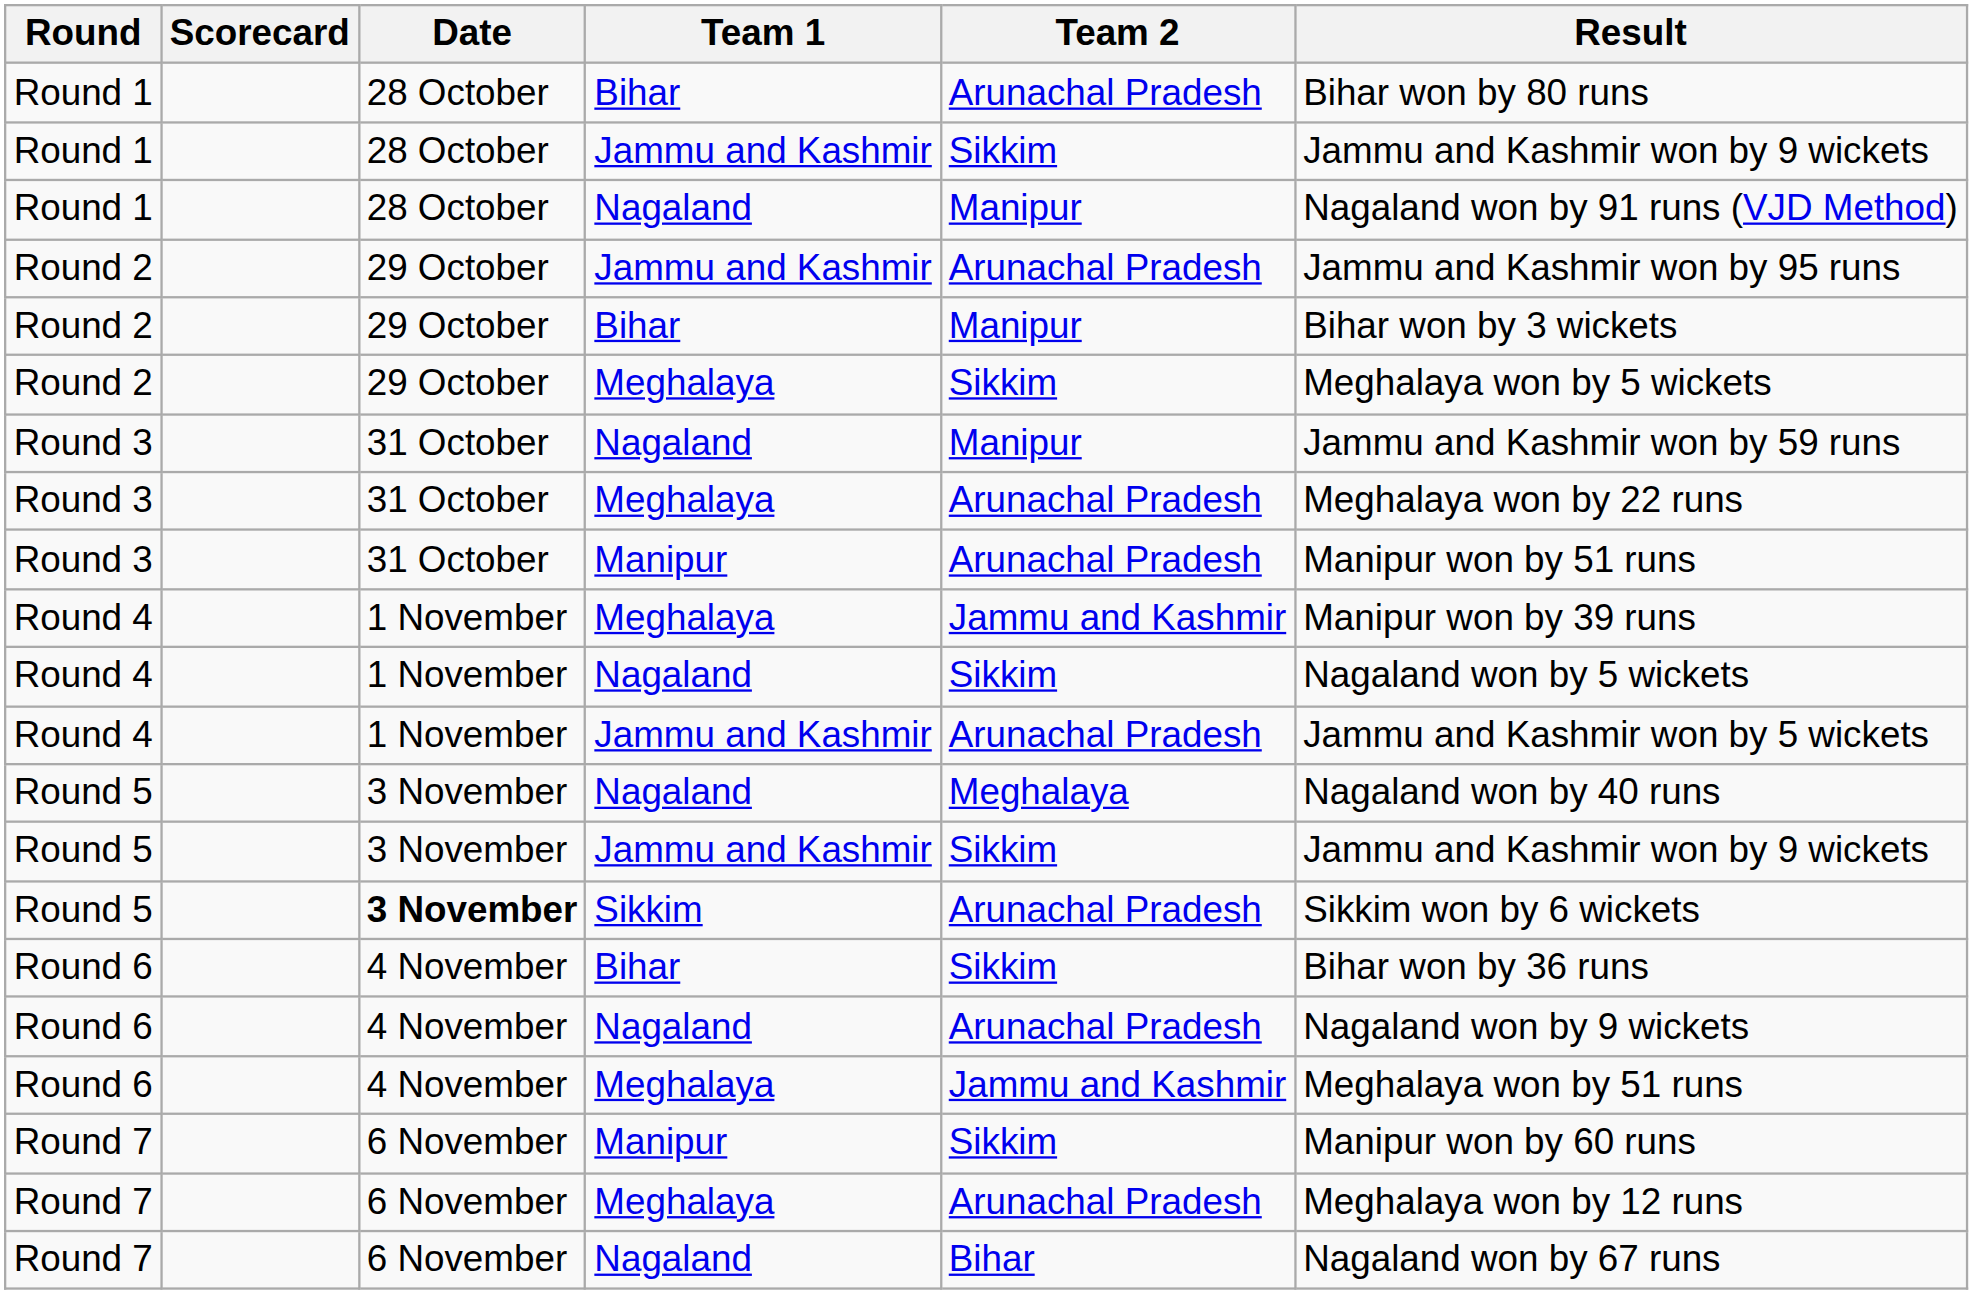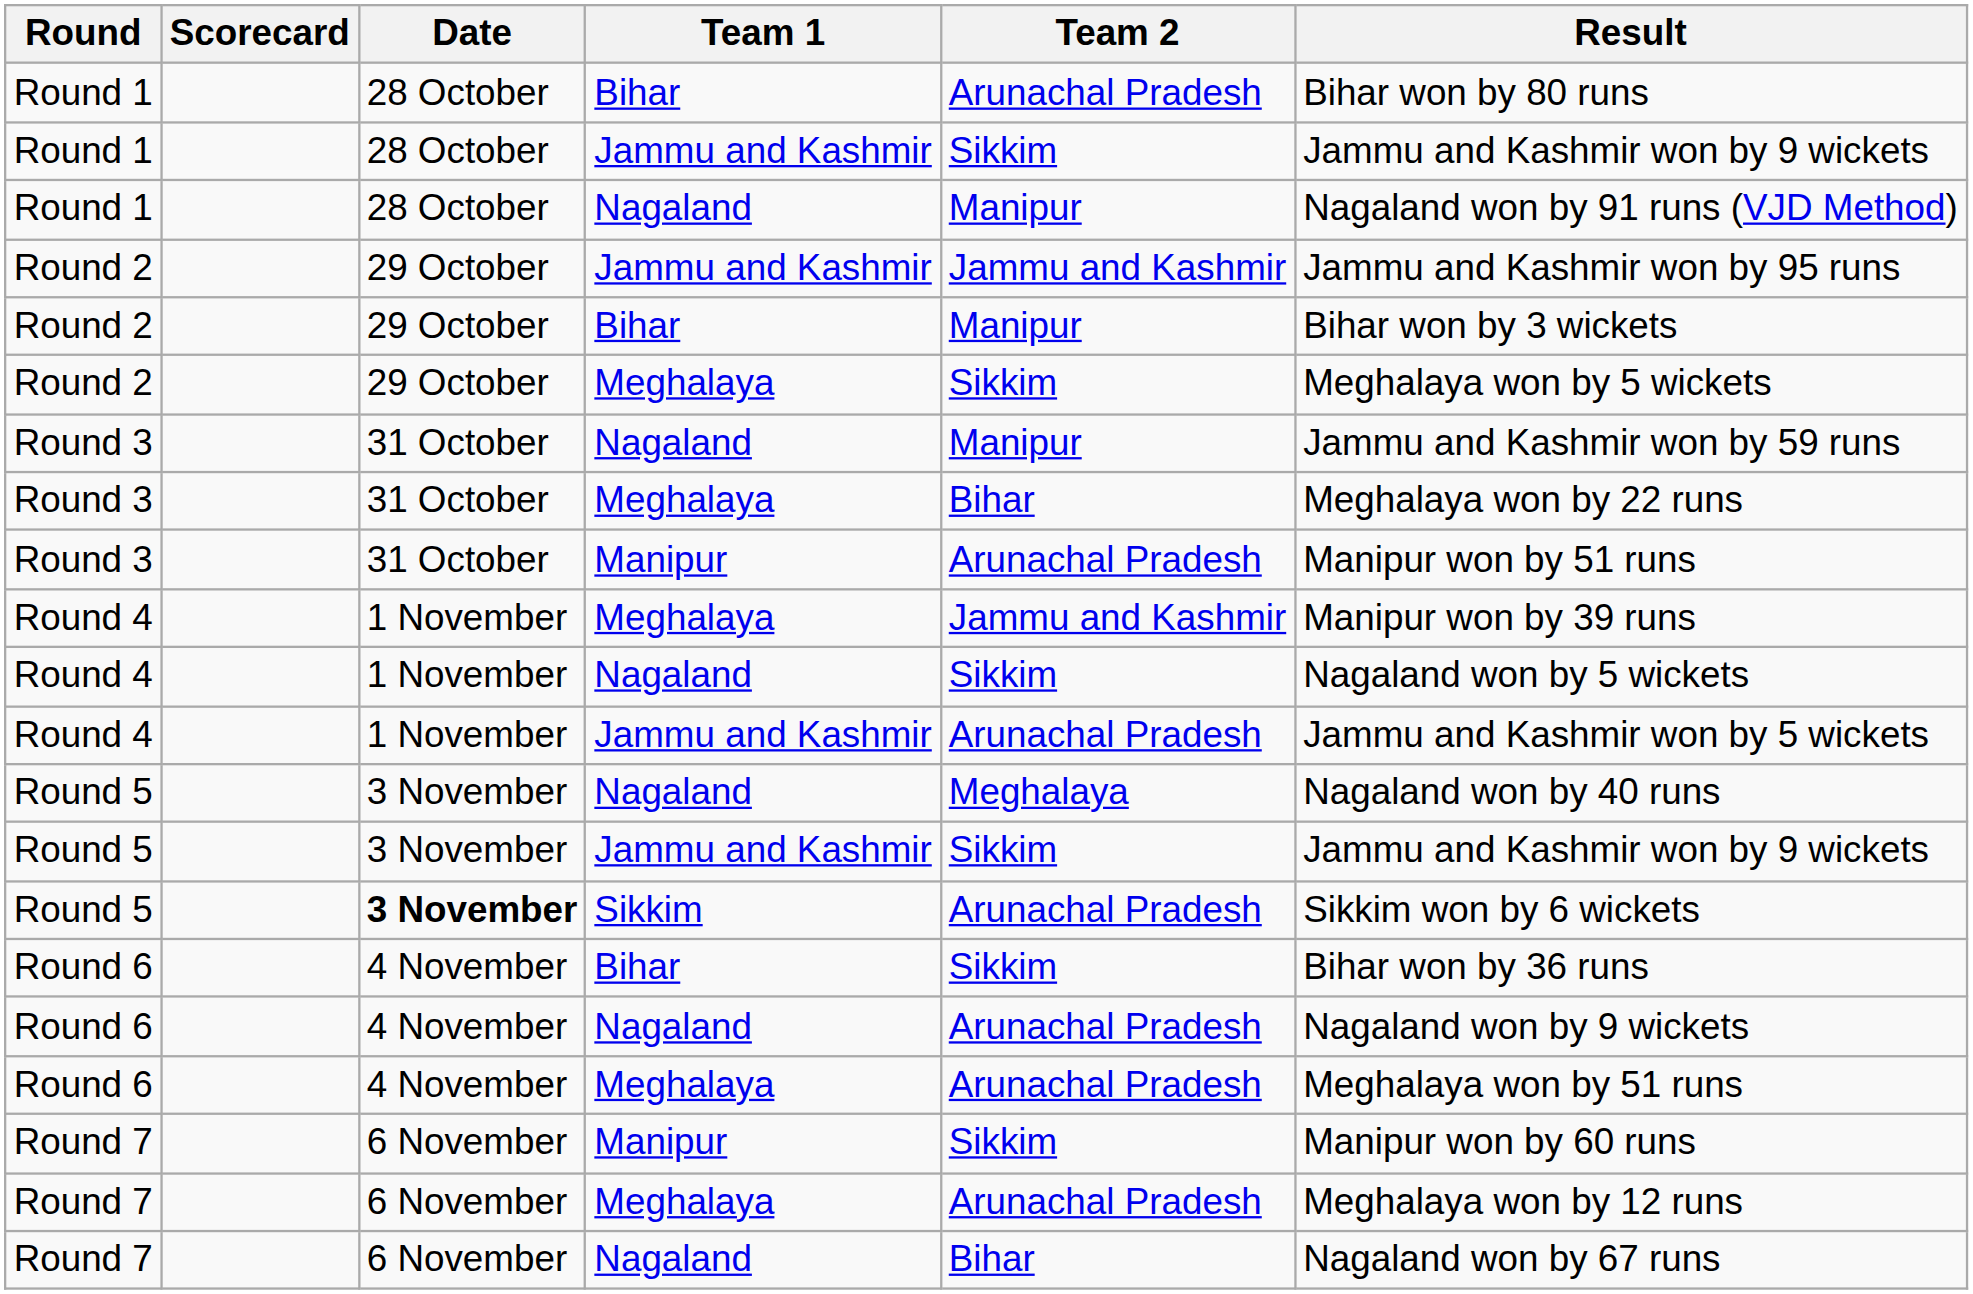(1105, 267) Arunachal Pradesh -> (1117, 267) Jammu and Kashmir
(1105, 500) Arunachal Pradesh -> (992, 500) Bihar
(1117, 1084) Jammu and Kashmir -> (1105, 1084) Arunachal Pradesh
